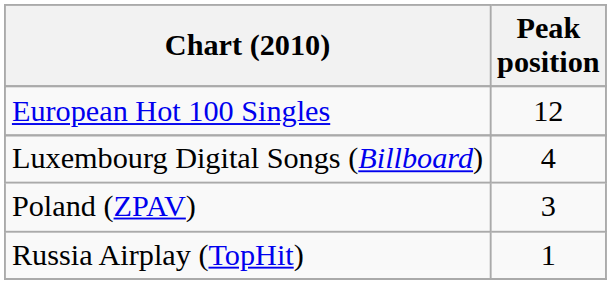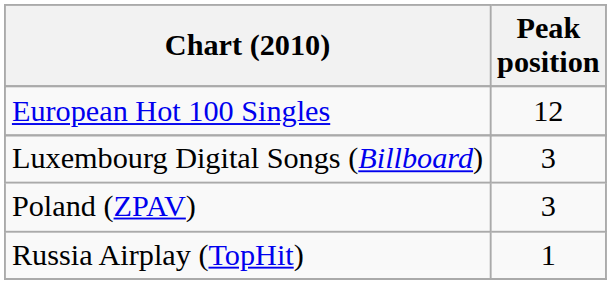(548, 158) 4 -> (548, 158) 3
